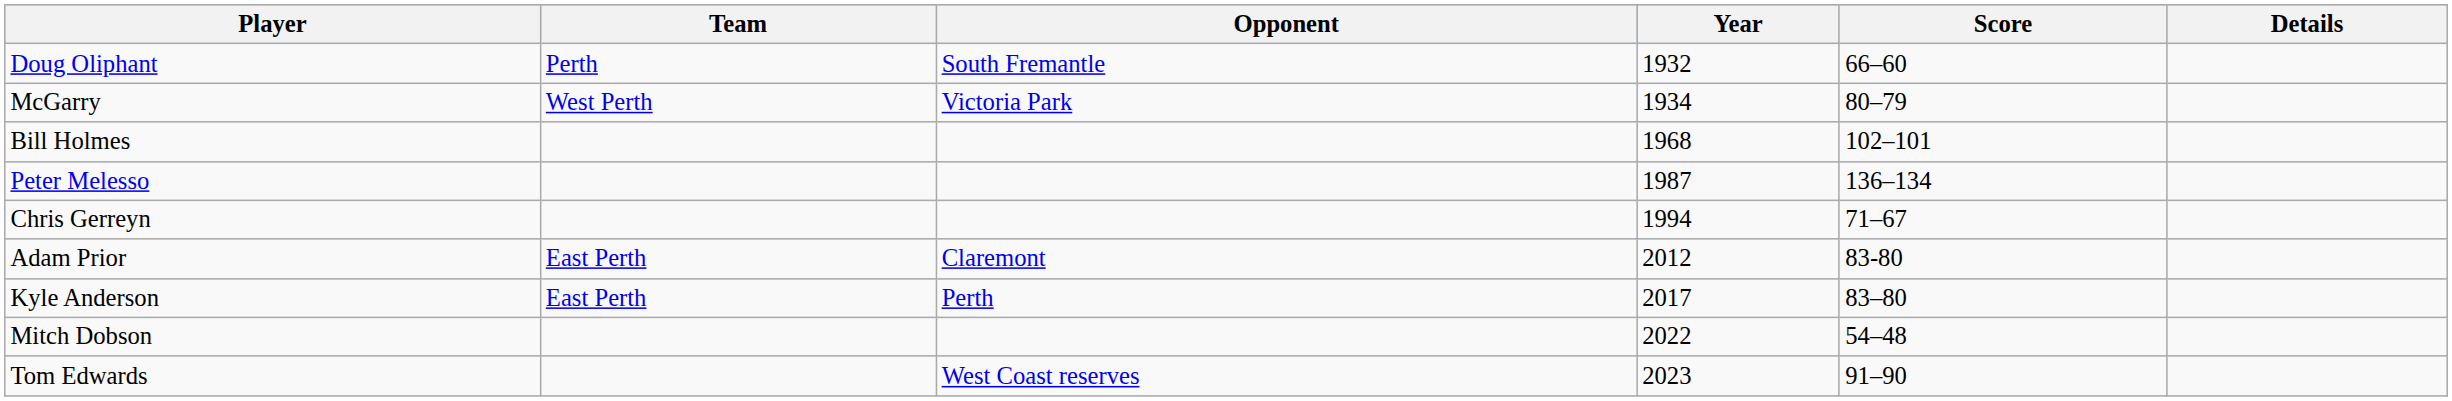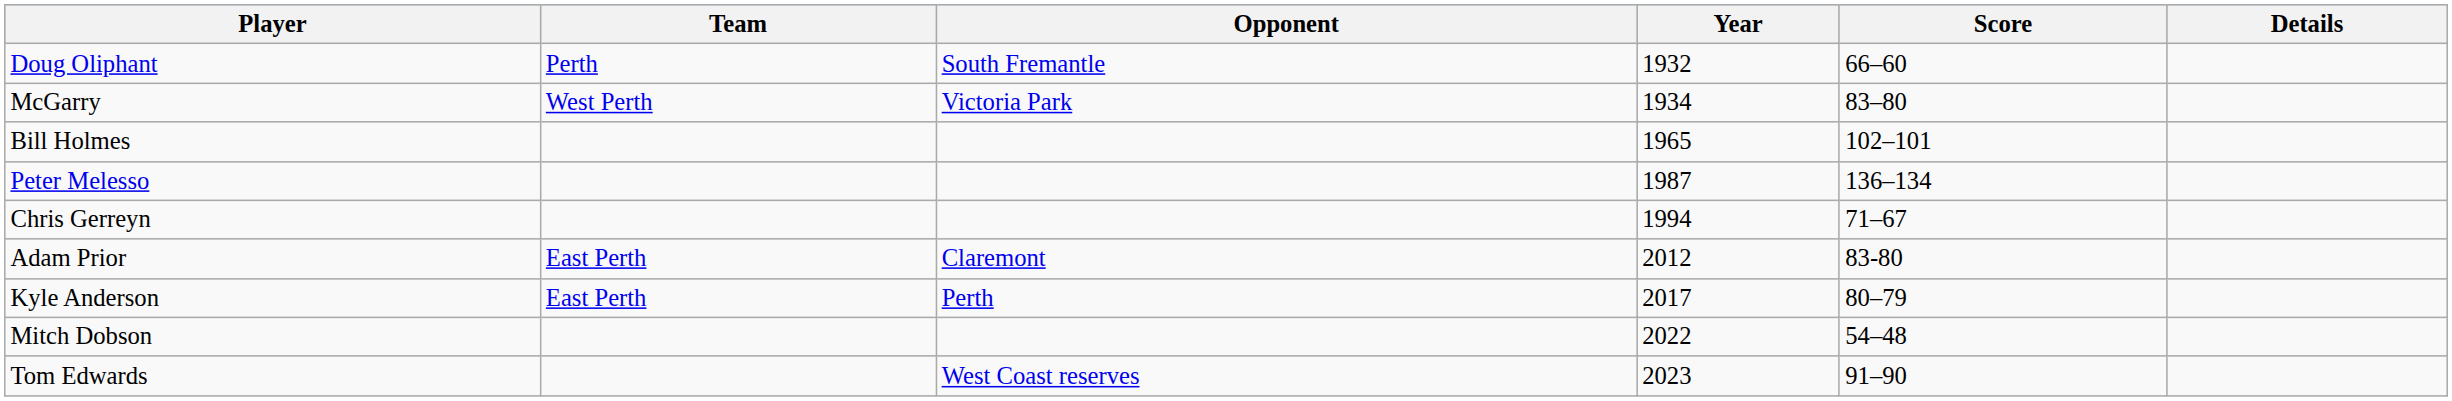(1876, 102) 80–79 -> (1876, 102) 83–80
(1667, 141) 1968 -> (1667, 141) 1965
(1876, 297) 83–80 -> (1876, 297) 80–79
